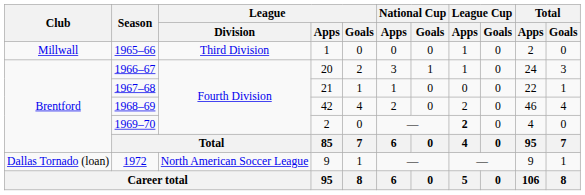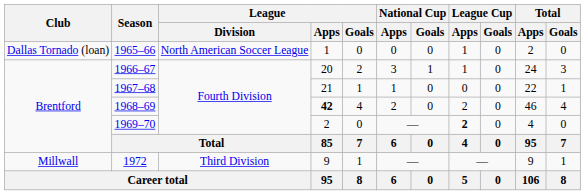(58, 50) Millwall -> (58, 50) Dallas Tornado (loan)
(235, 50) Third Division -> (235, 50) North American Soccer League
(327, 106) normal -> (327, 106) bold
(58, 161) Dallas Tornado (loan) -> (58, 161) Millwall
(235, 161) North American Soccer League -> (235, 161) Third Division
